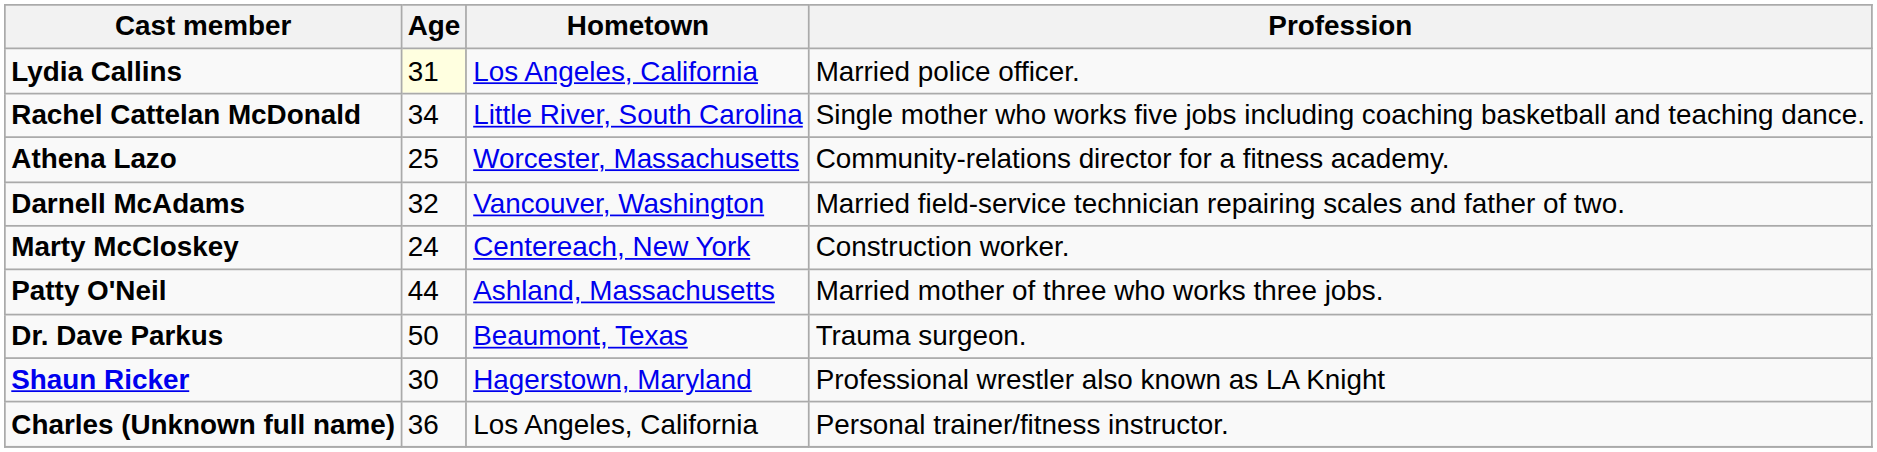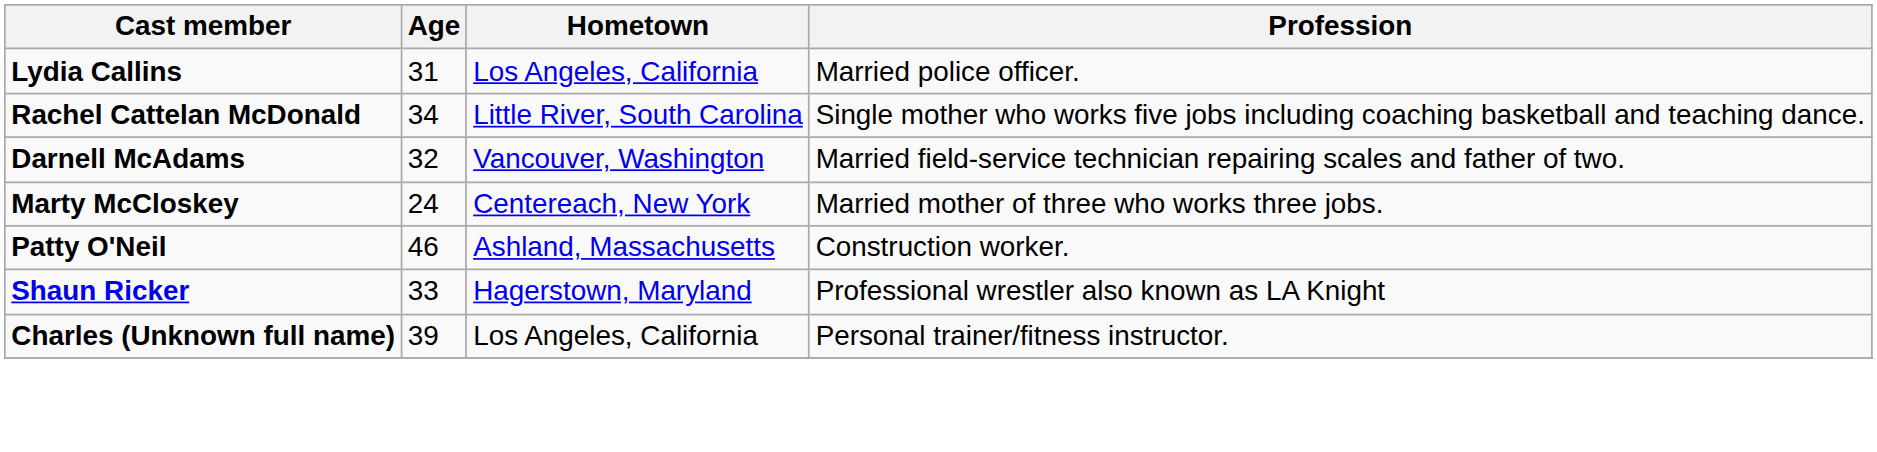(423, 70) lightyellow background -> (423, 70) no background
- row: (94, 159)
(943, 247) Construction worker. -> (1100, 203) Married mother of three who works three jobs.
(423, 291) 44 -> (423, 247) 46
(1100, 291) Married mother of three who works three jobs. -> (943, 247) Construction worker.
- row: (117, 335)
(423, 379) 30 -> (423, 291) 33
(423, 423) 36 -> (423, 335) 39
